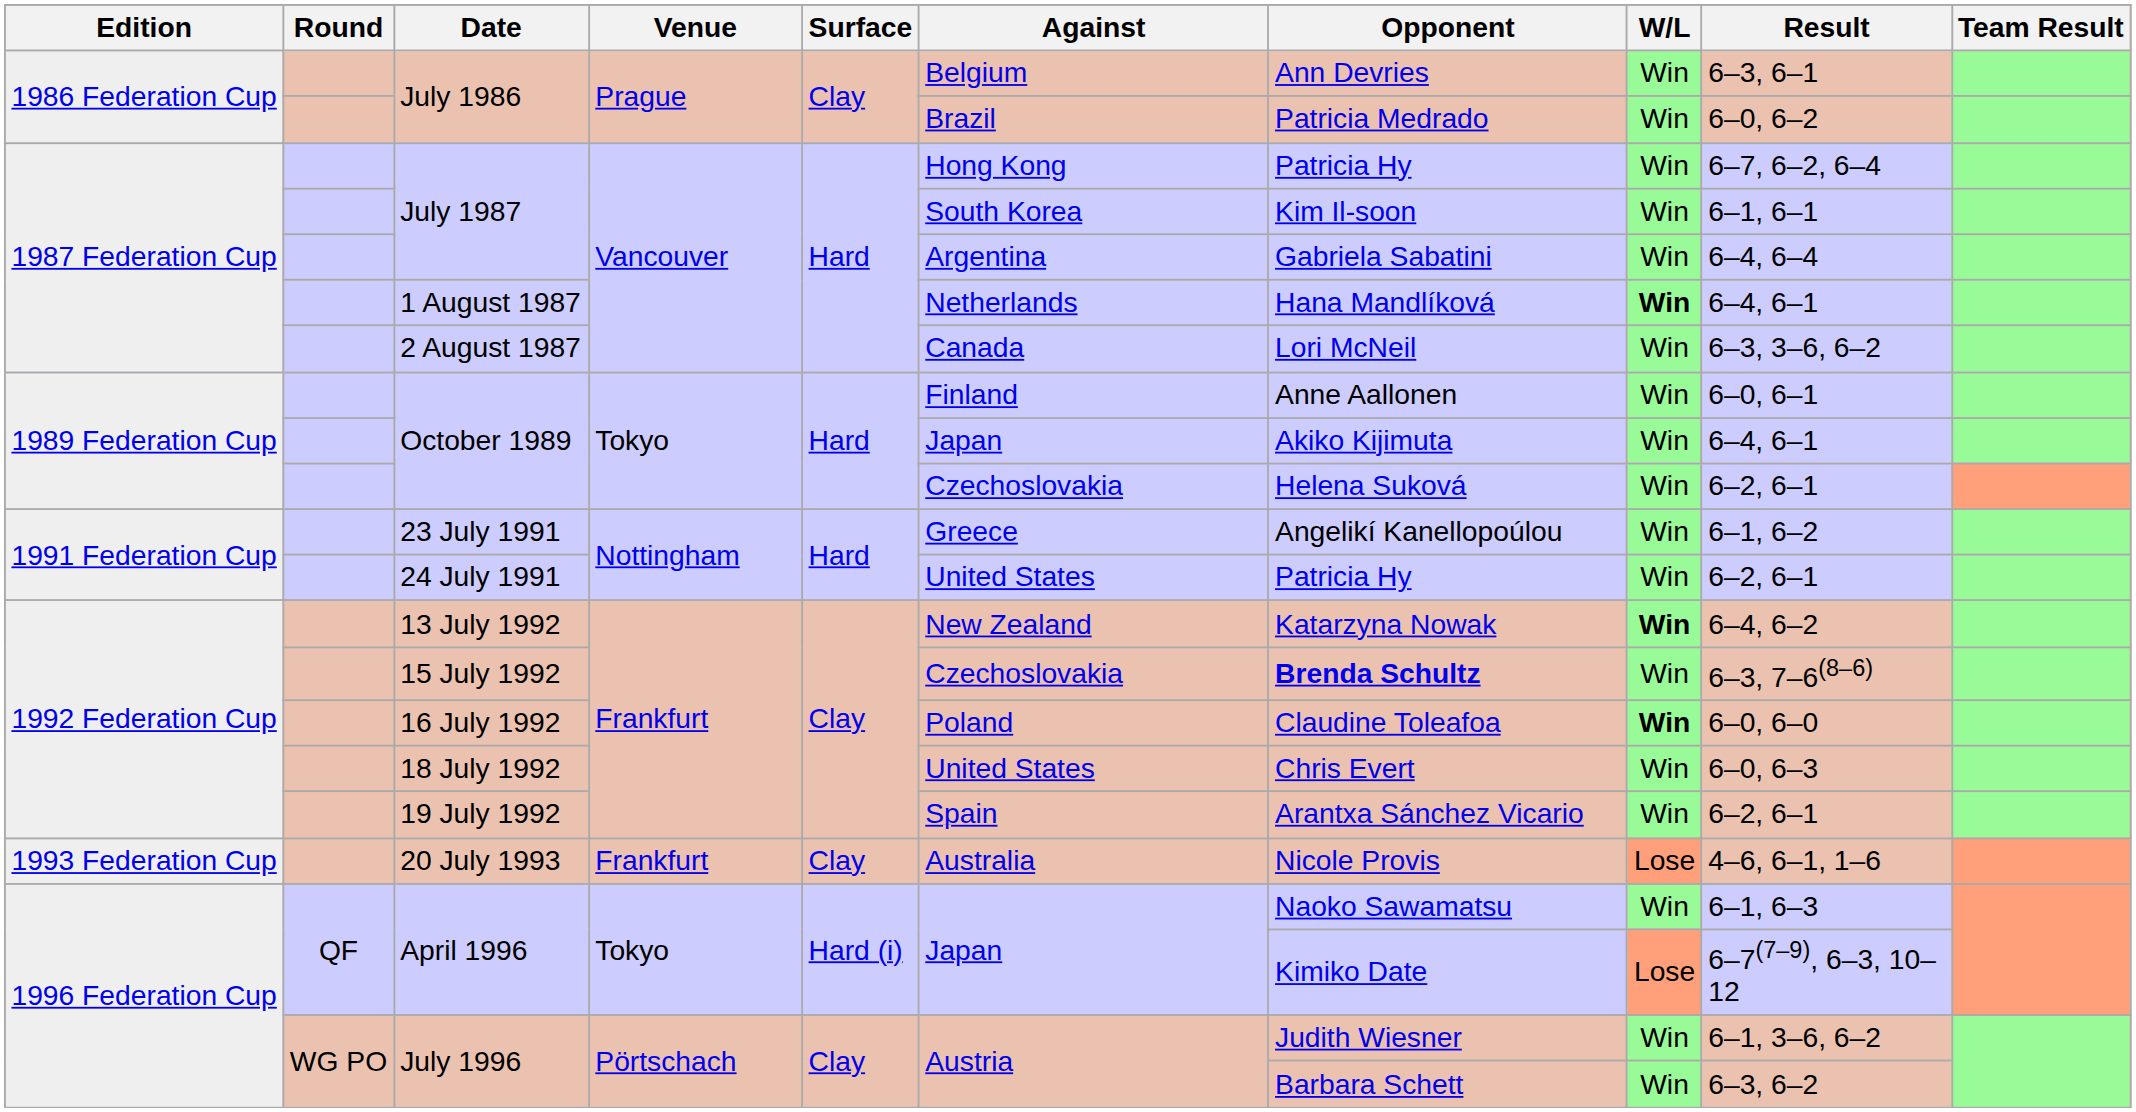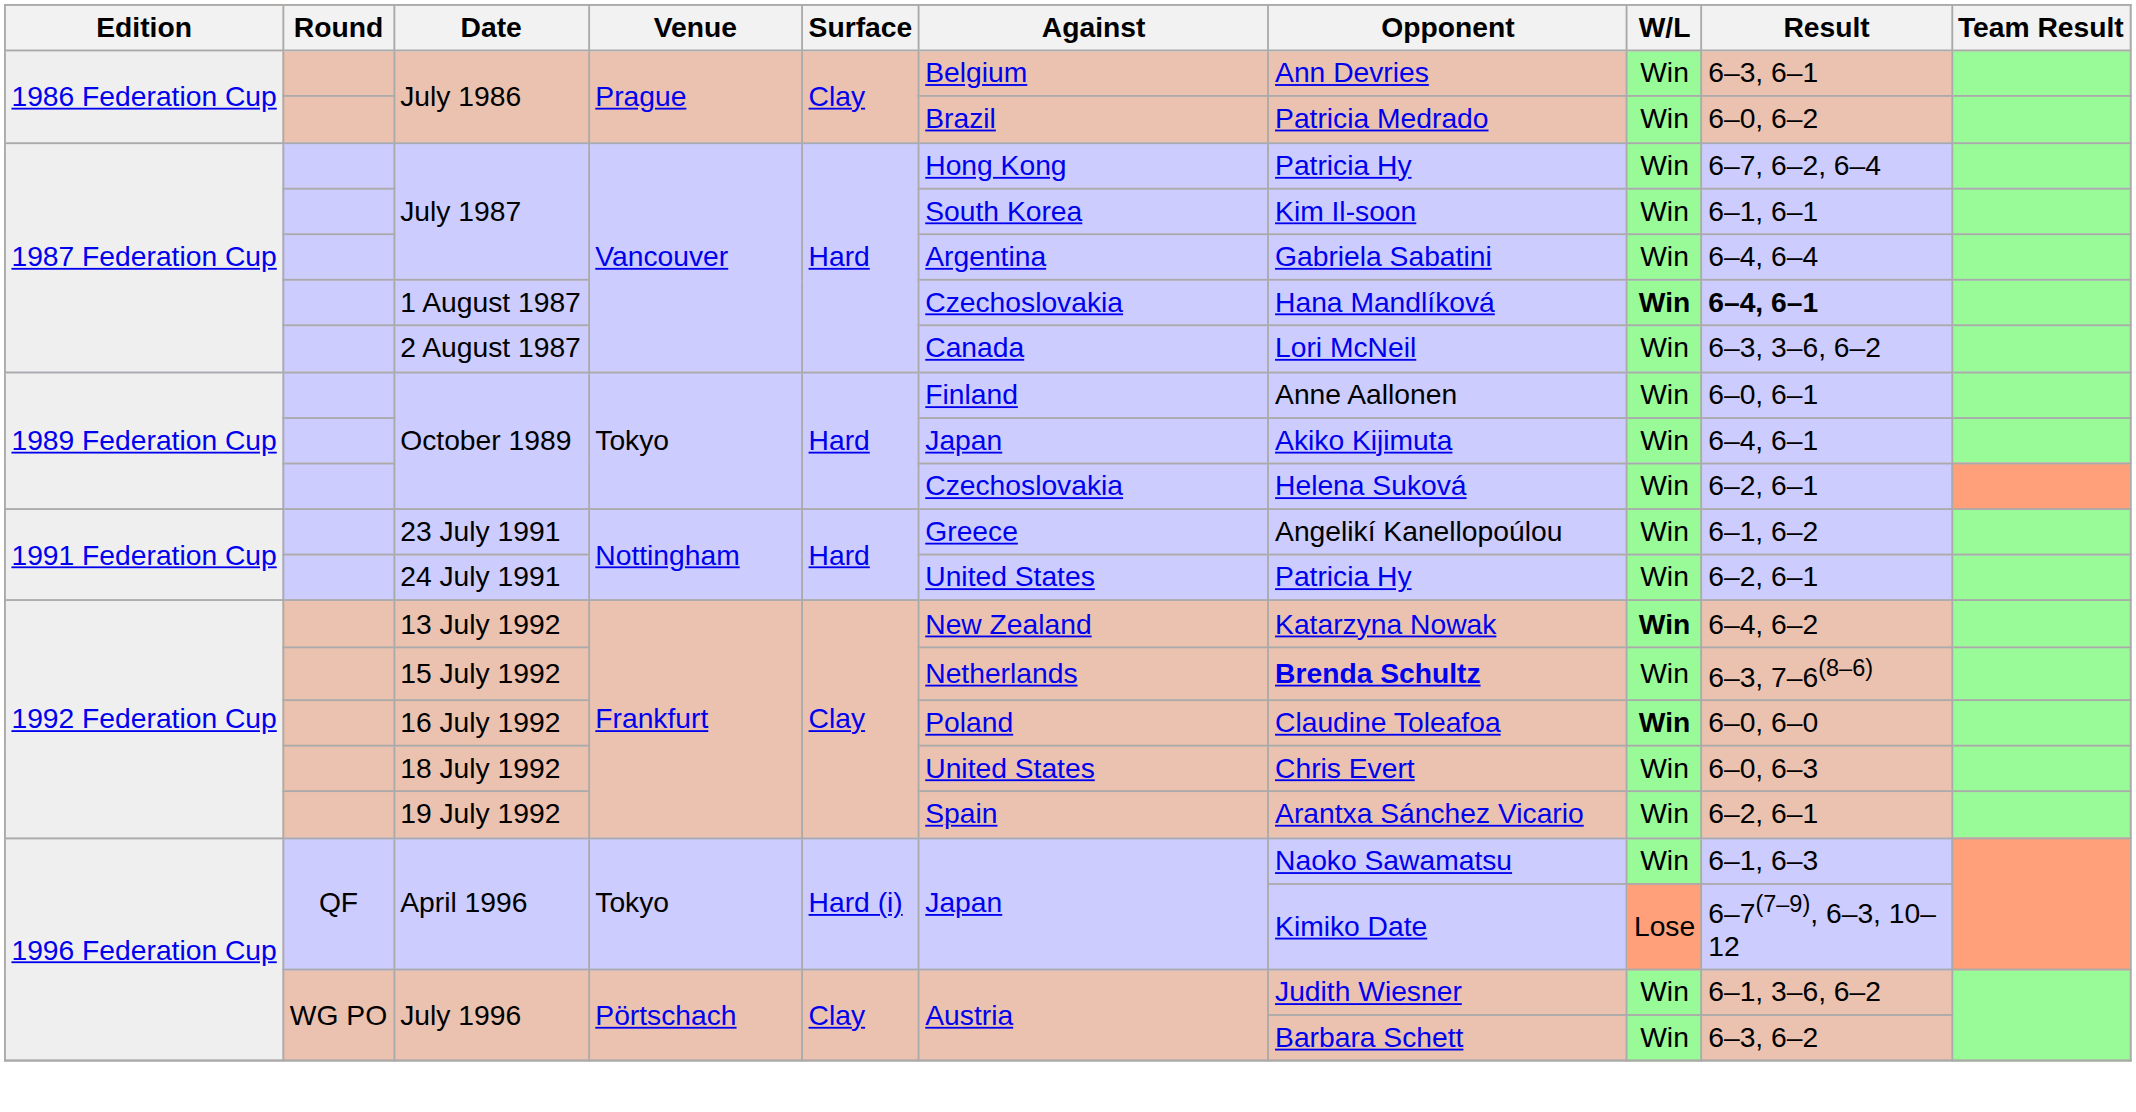(1001, 301) Netherlands -> (1024, 301) Czechoslovakia
(1763, 301) normal -> (1763, 301) bold
(1024, 672) Czechoslovakia -> (1001, 672) Netherlands
- row: (144, 859)
